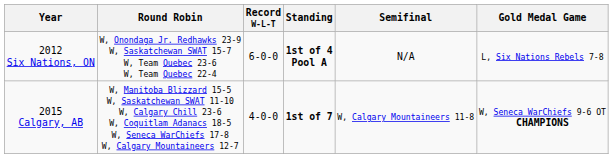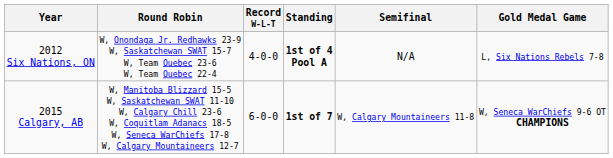(263, 56) 6-0-0 -> (263, 56) 4-0-0
(263, 117) 4-0-0 -> (263, 117) 6-0-0
